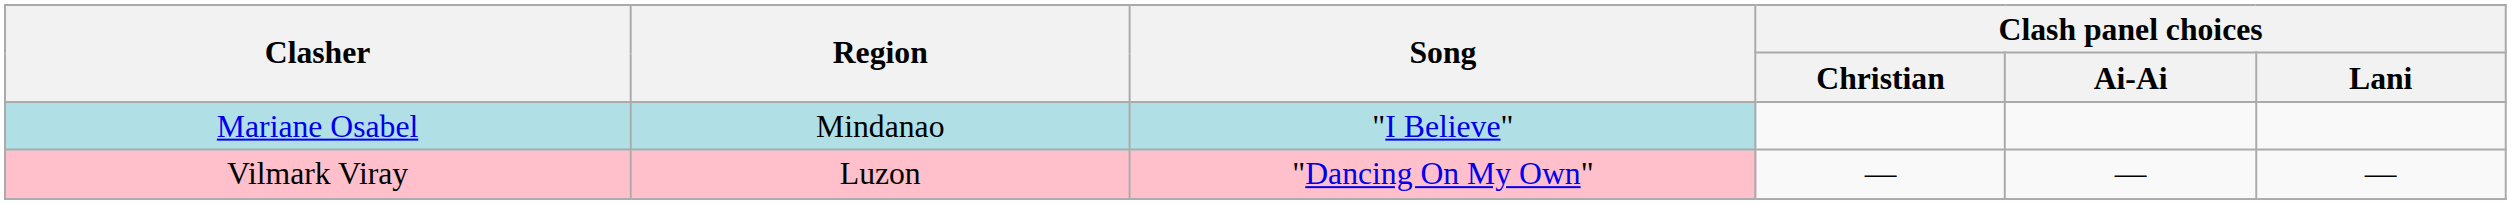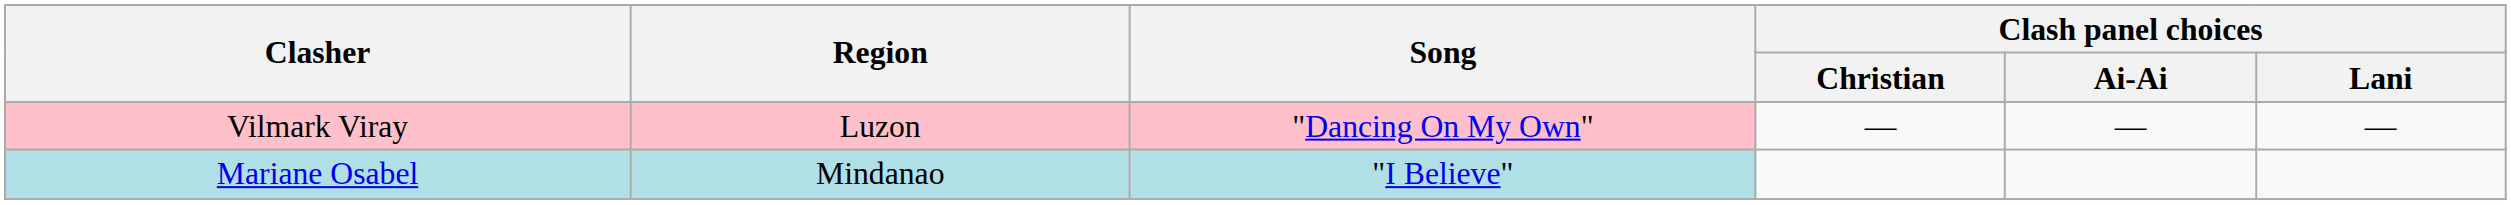rows swapped: (318, 126) <-> (318, 174)
